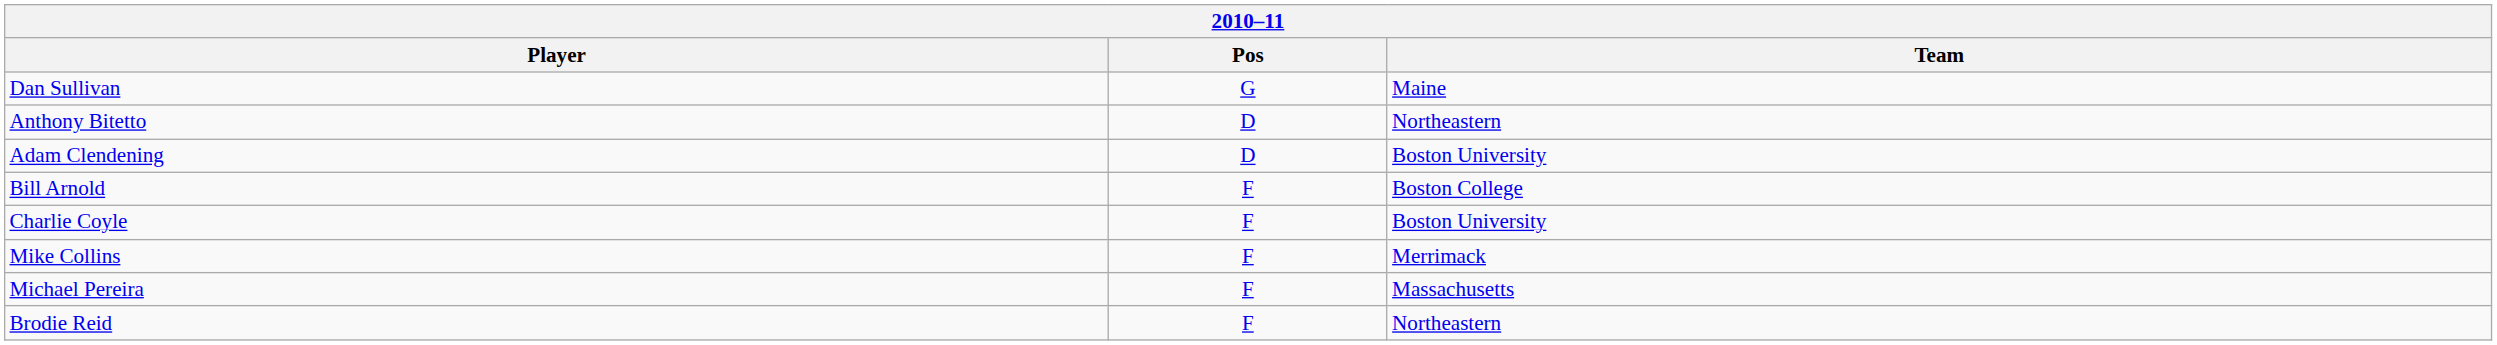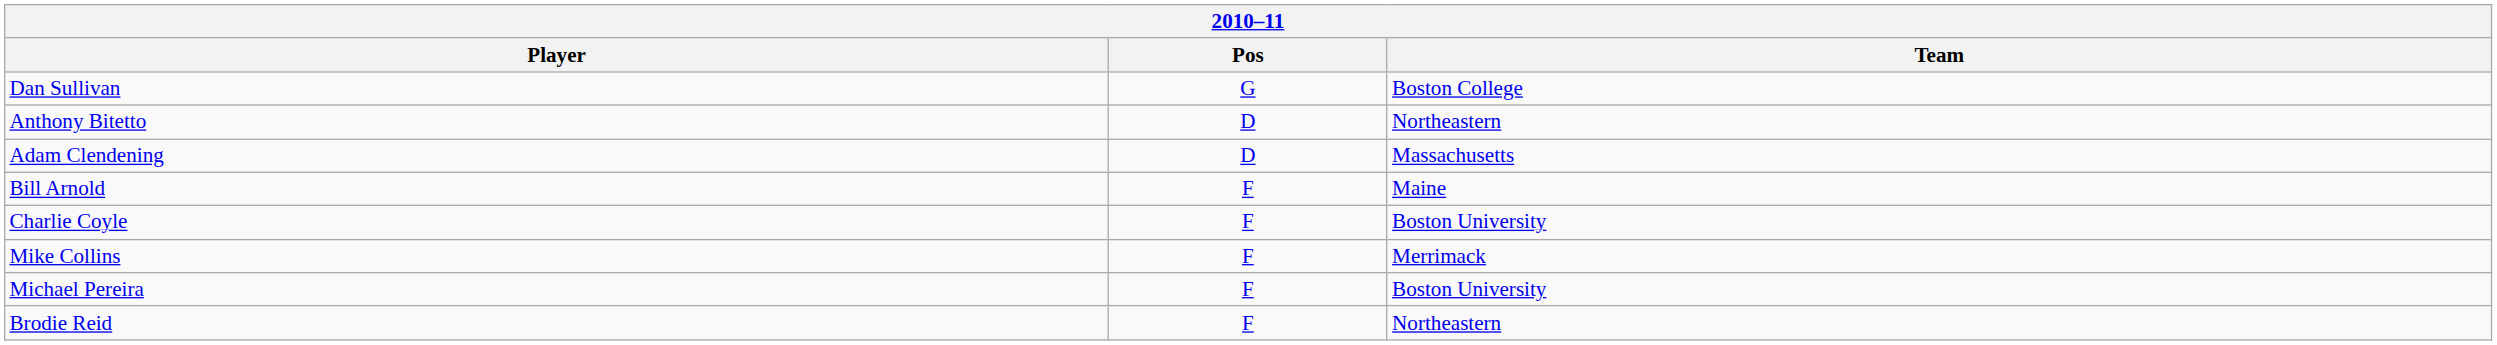(1419, 88) Maine -> (1458, 88) Boston College
(1469, 155) Boston University -> (1453, 155) Massachusetts
(1458, 188) Boston College -> (1419, 188) Maine
(1453, 289) Massachusetts -> (1469, 289) Boston University
